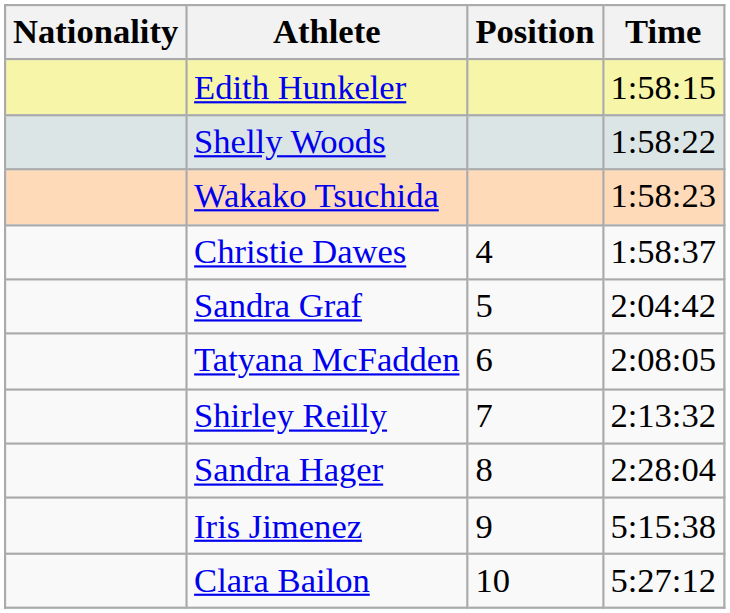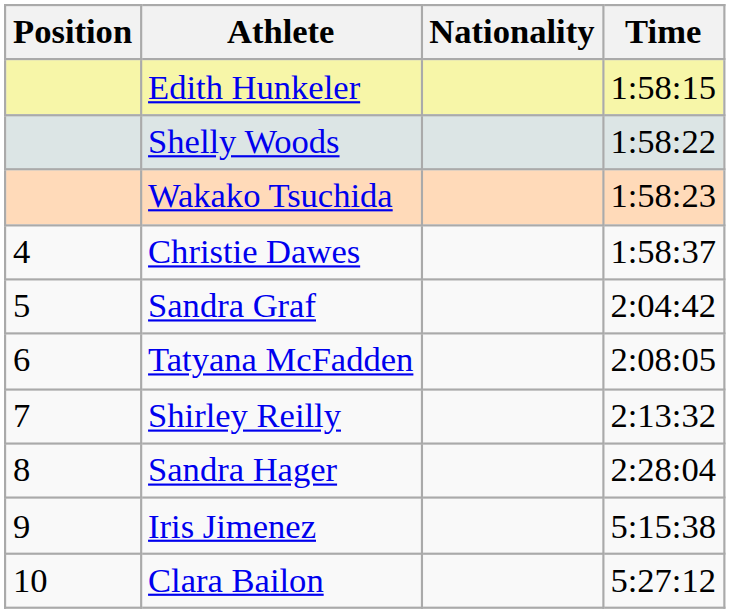columns swapped: (535, 31) <-> (96, 31)
